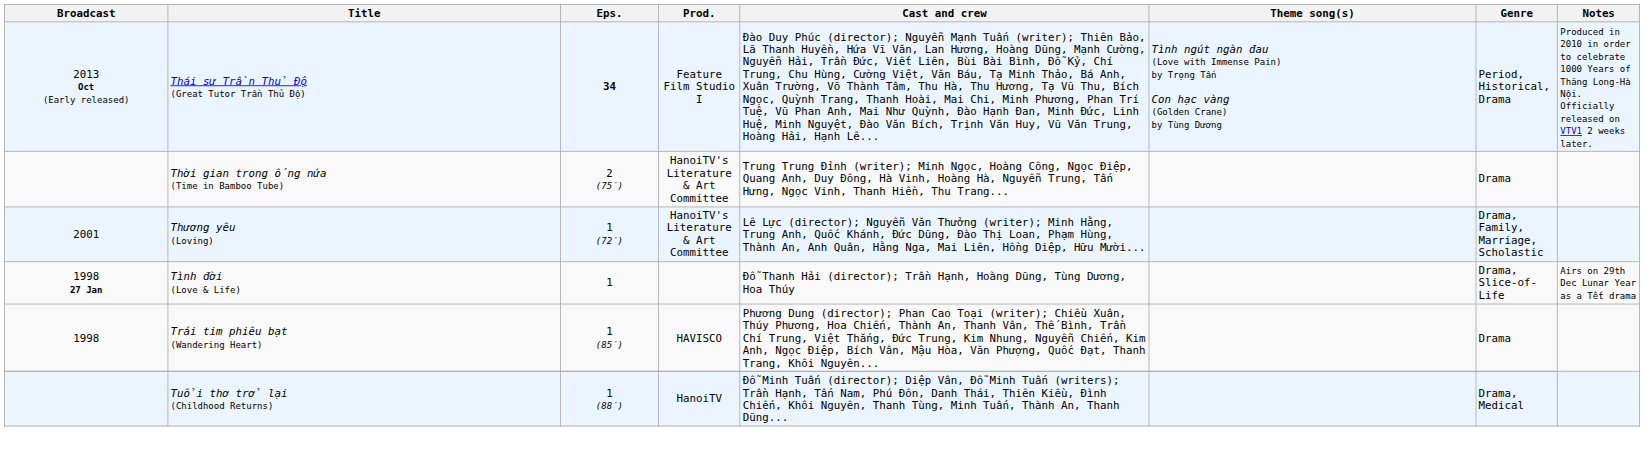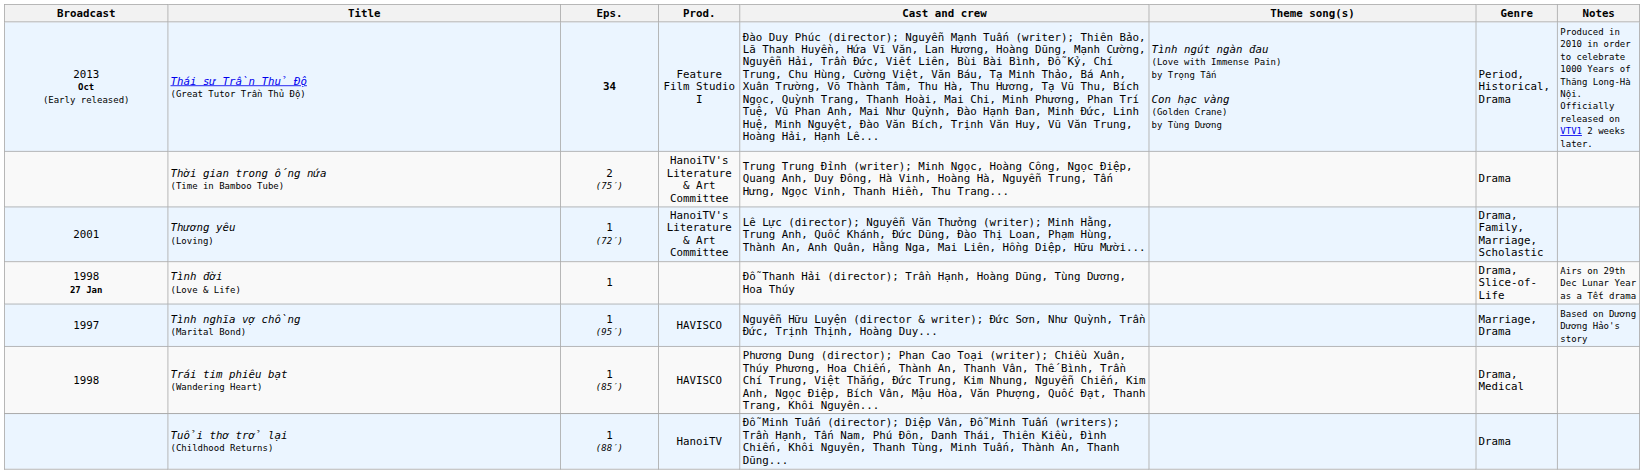+ row: (235, 325)
(1495, 338) Drama -> (1501, 380) Drama, Medical
(1501, 399) Drama, Medical -> (1495, 441) Drama
